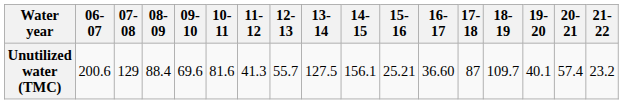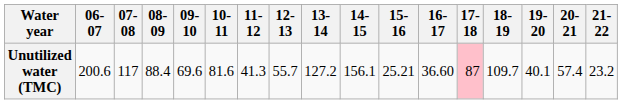(128, 71) 129 -> (128, 71) 117
(321, 71) 127.5 -> (321, 71) 127.2
(473, 71) no background -> (472, 71) pink background
